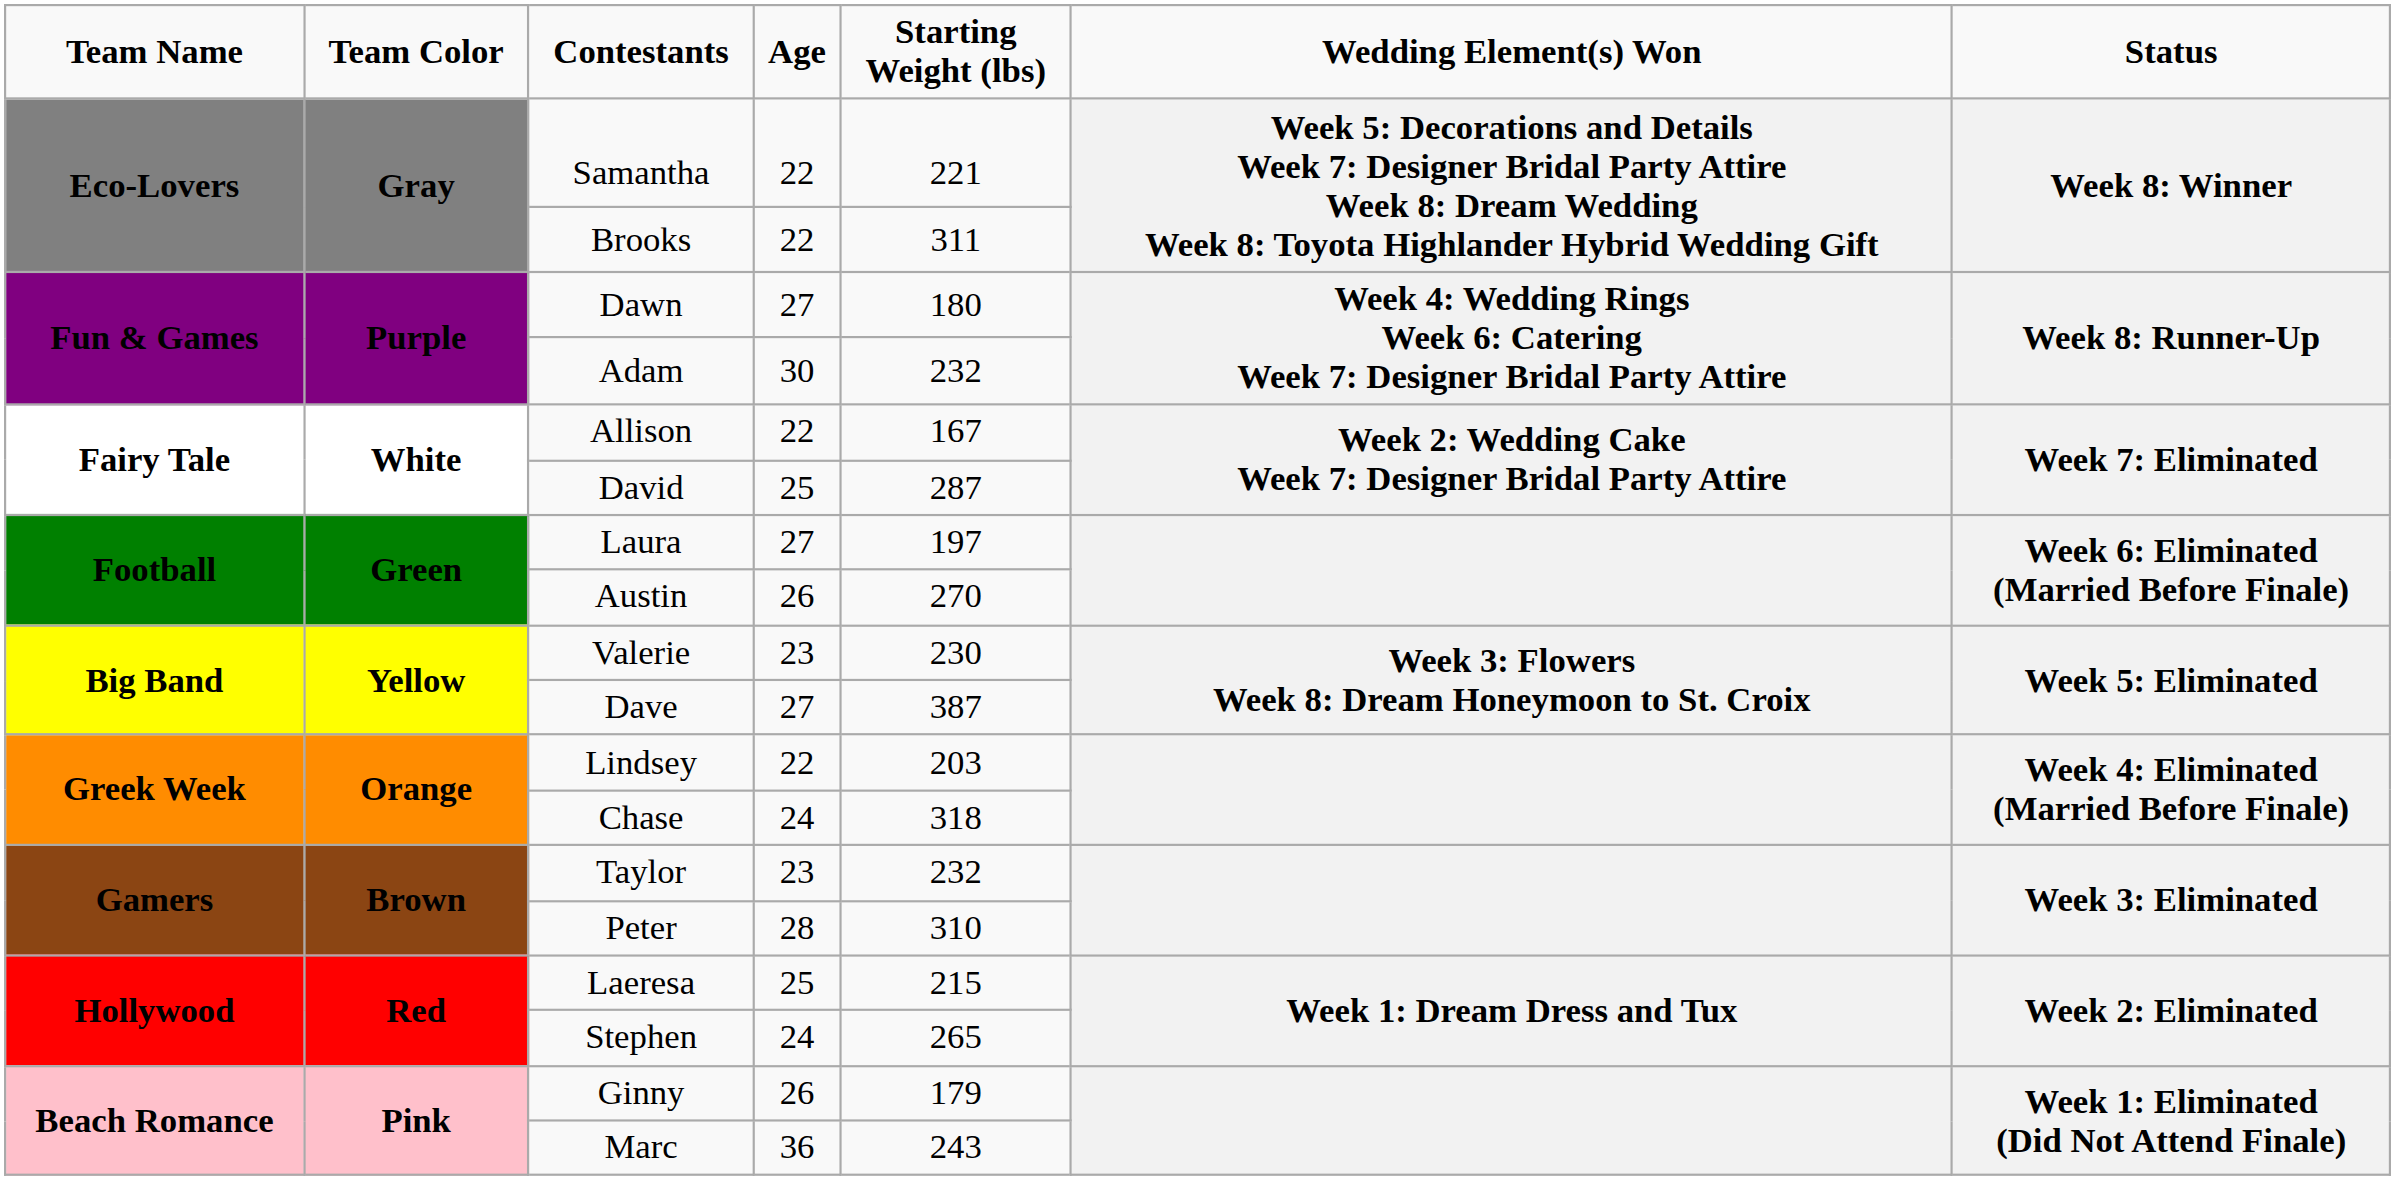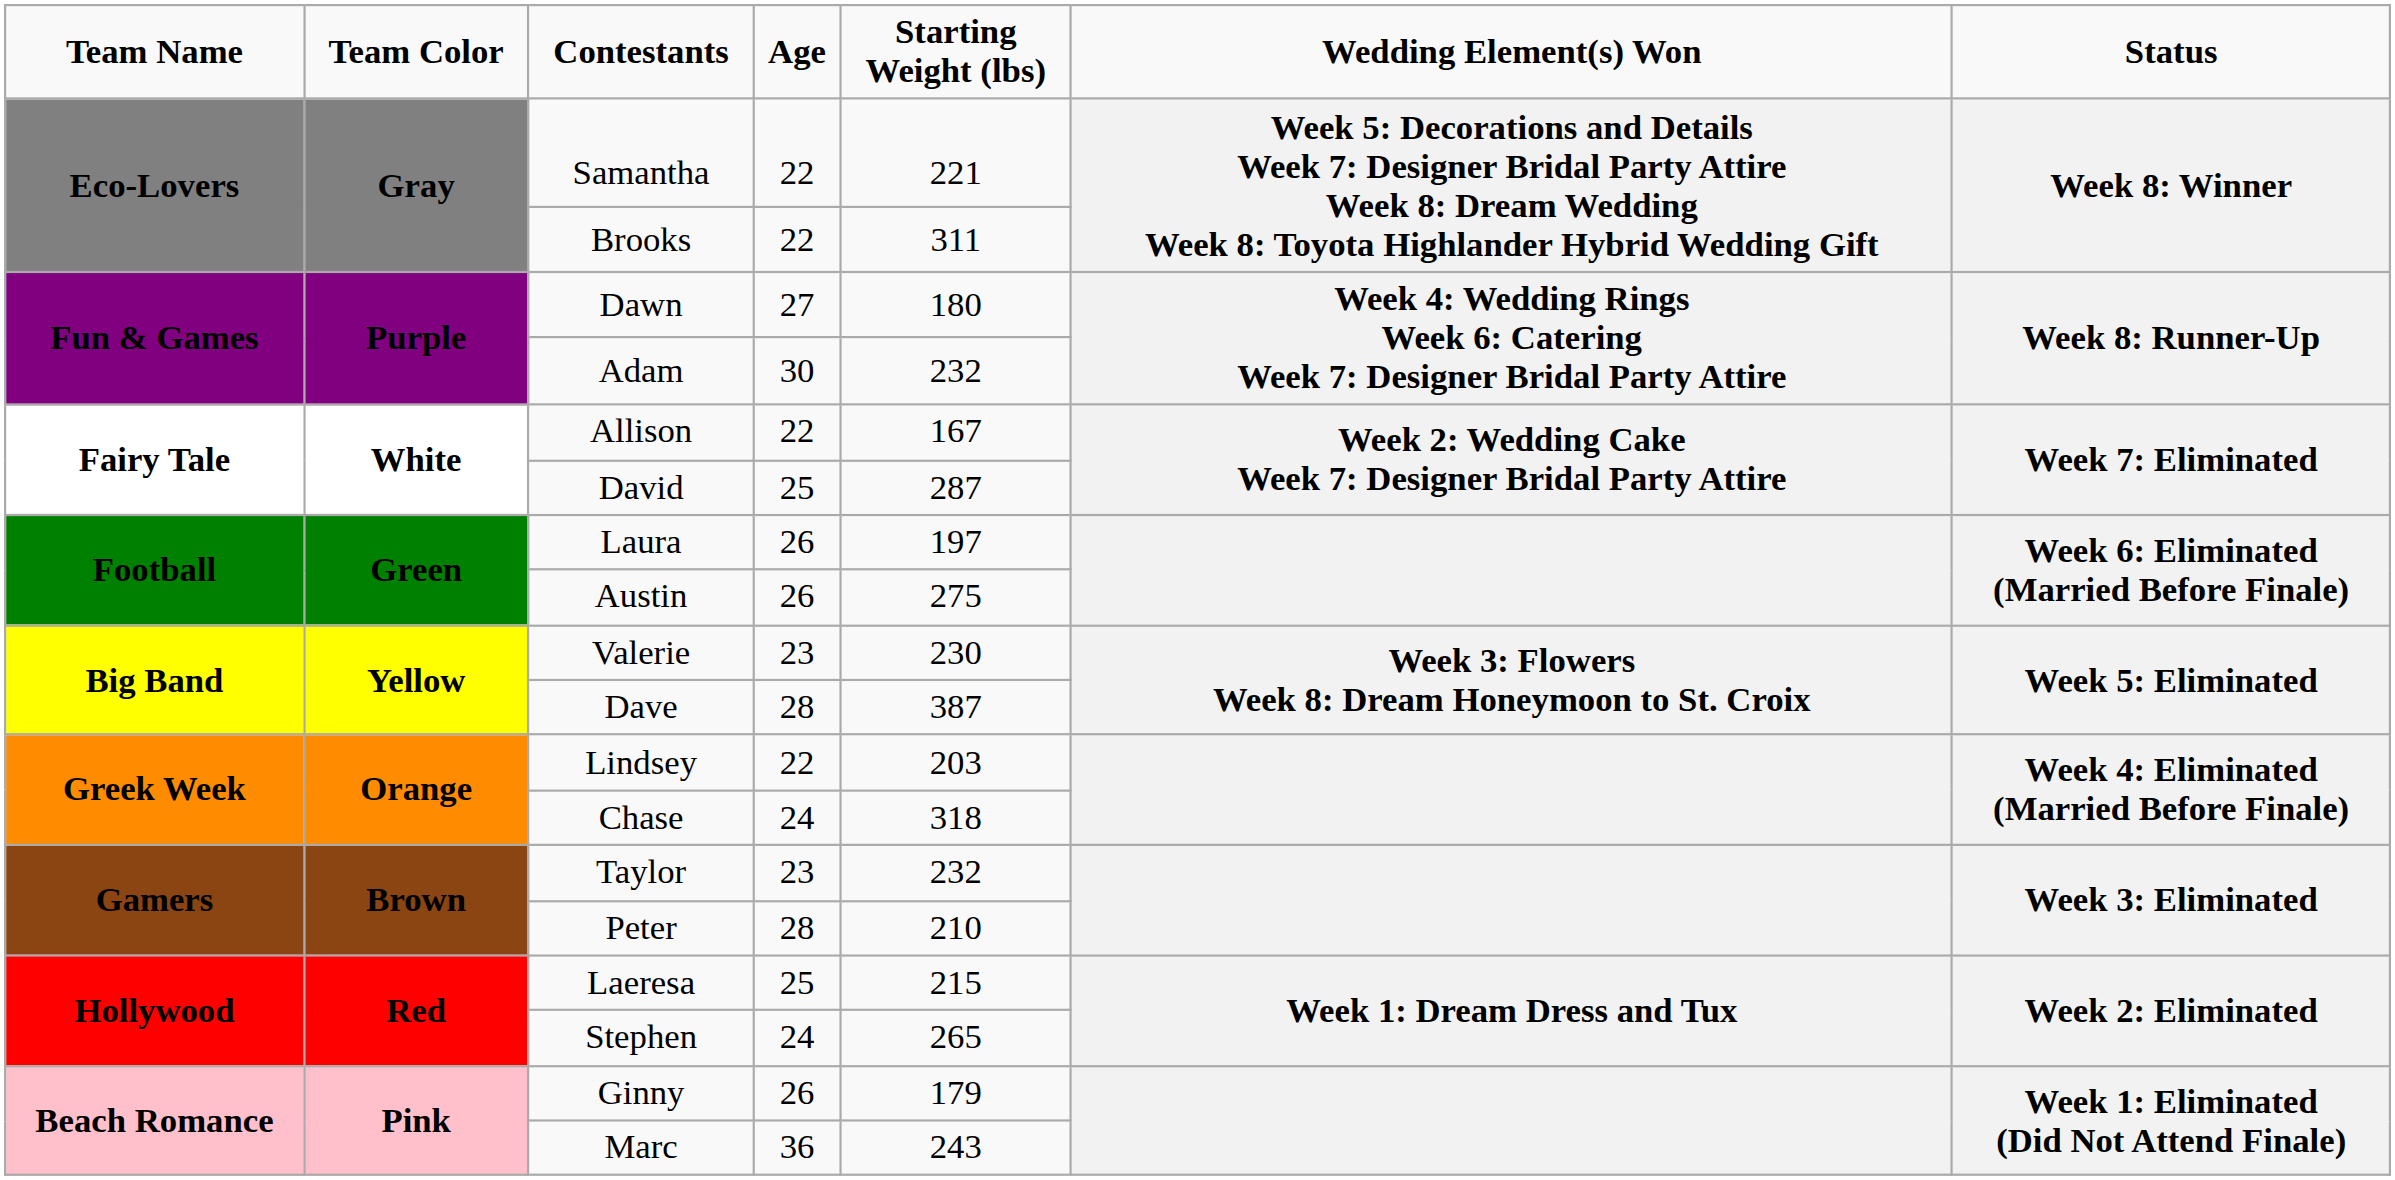(797, 541) 27 -> (797, 541) 26
(956, 596) 270 -> (956, 596) 275
(797, 706) 27 -> (797, 706) 28
(956, 927) 310 -> (956, 927) 210
